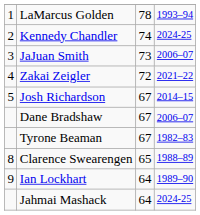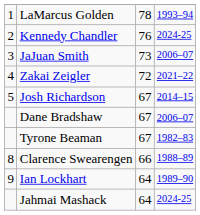(145, 35) 74 -> (145, 35) 76
(145, 158) 65 -> (145, 158) 66
